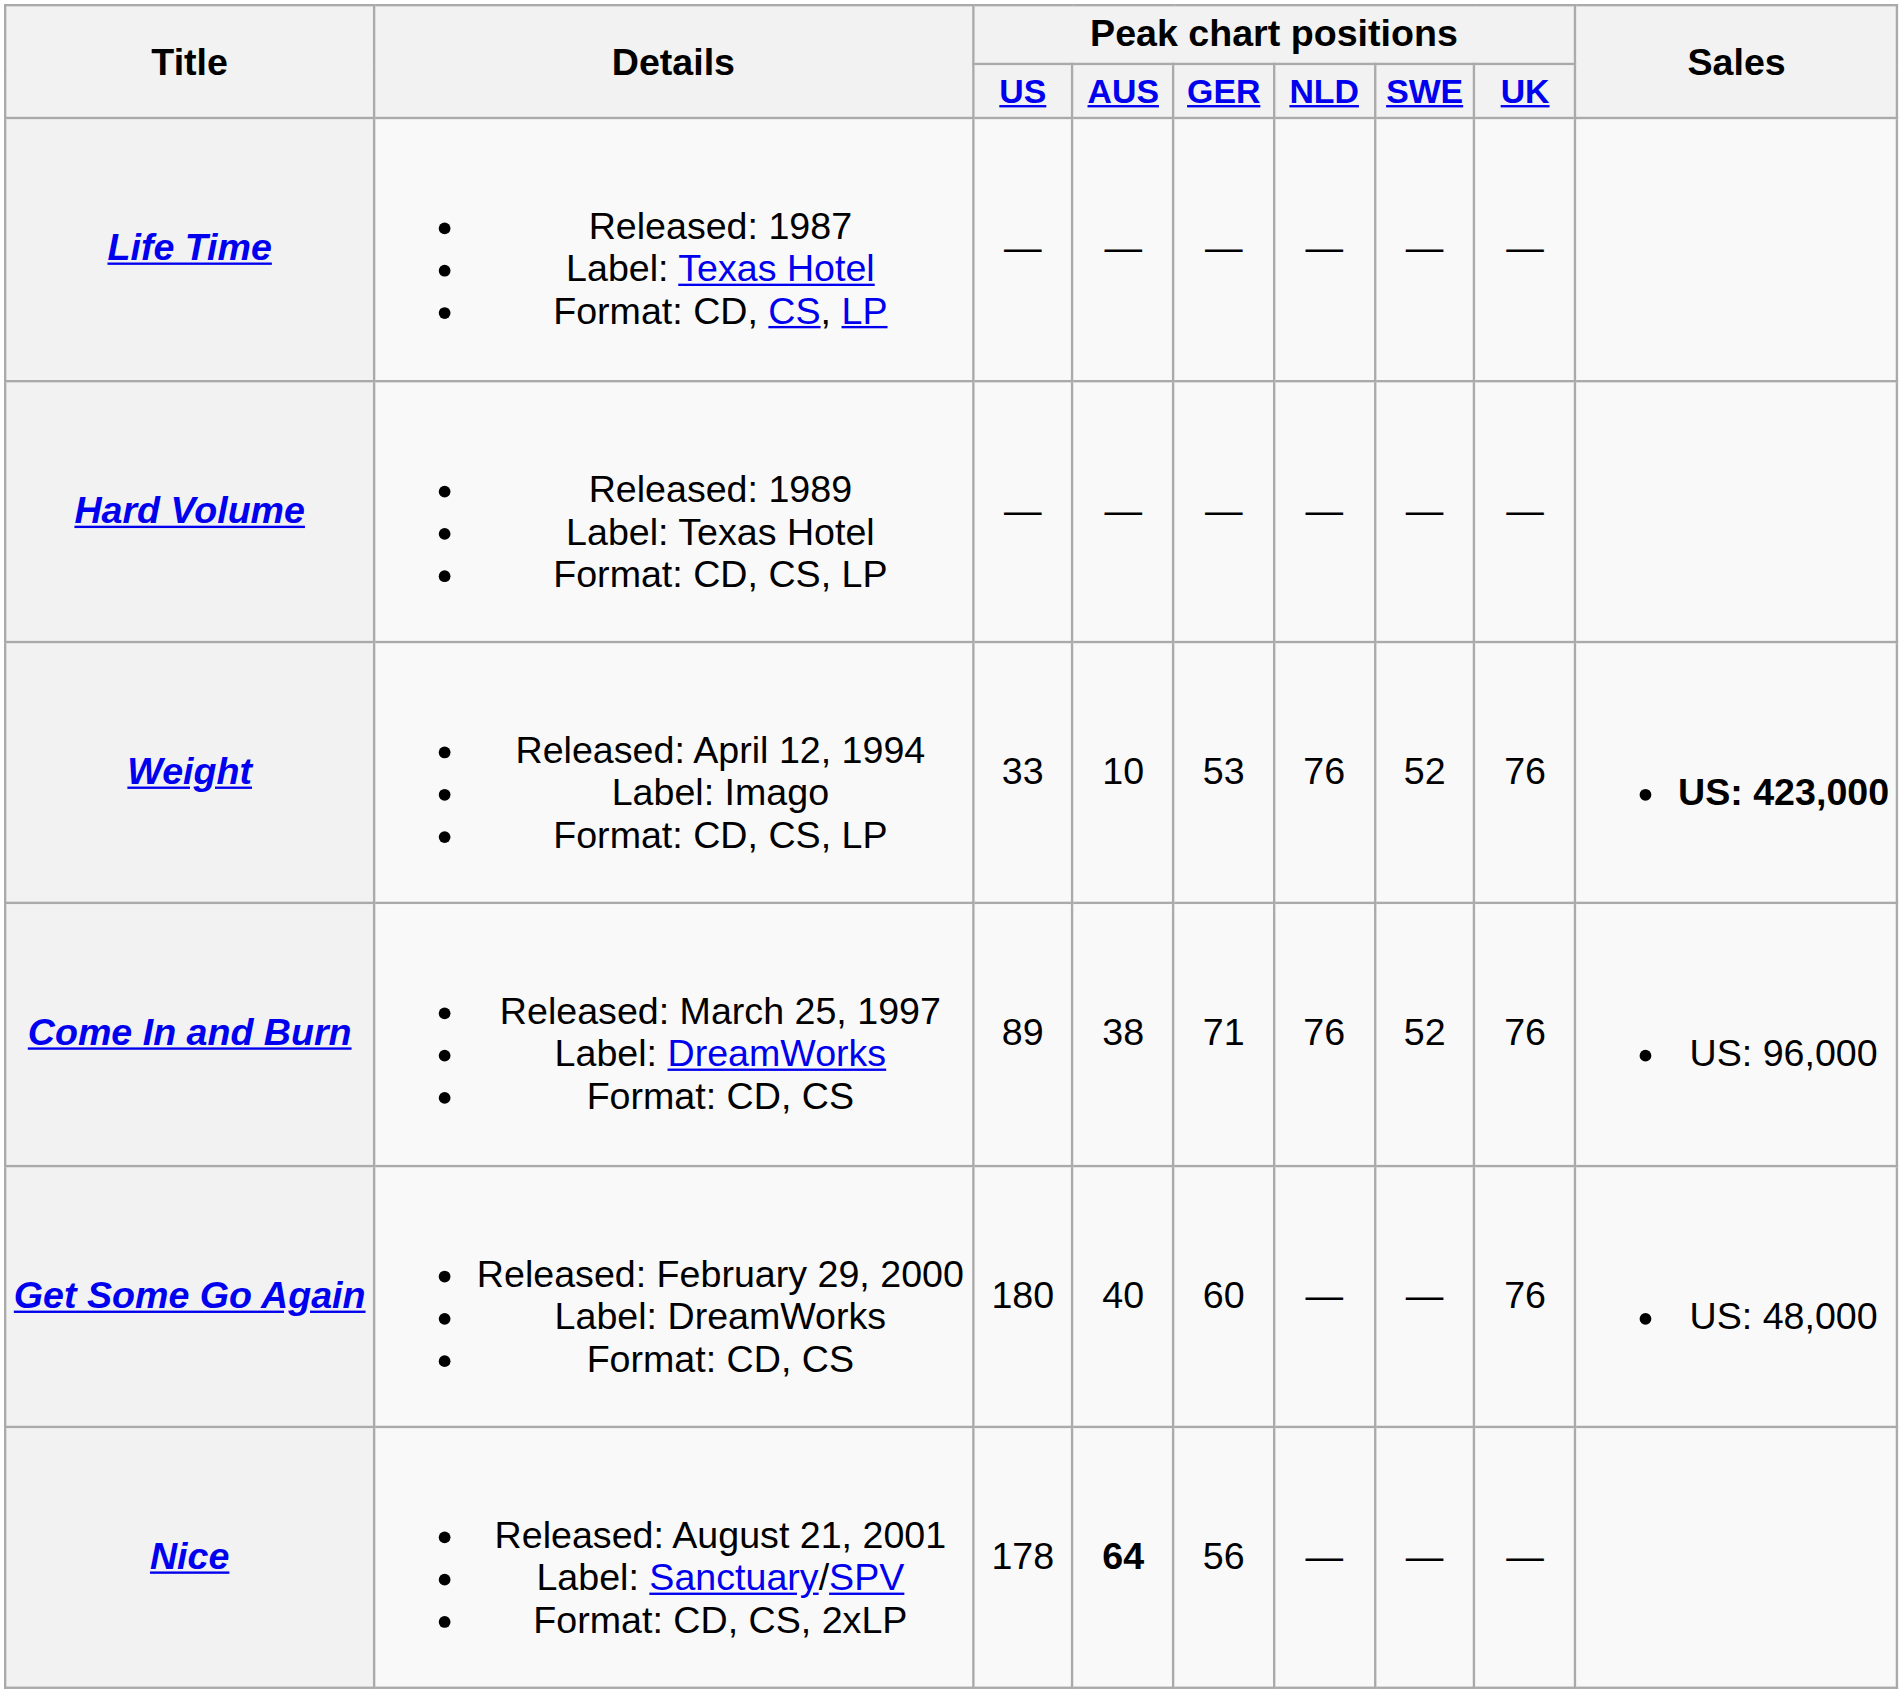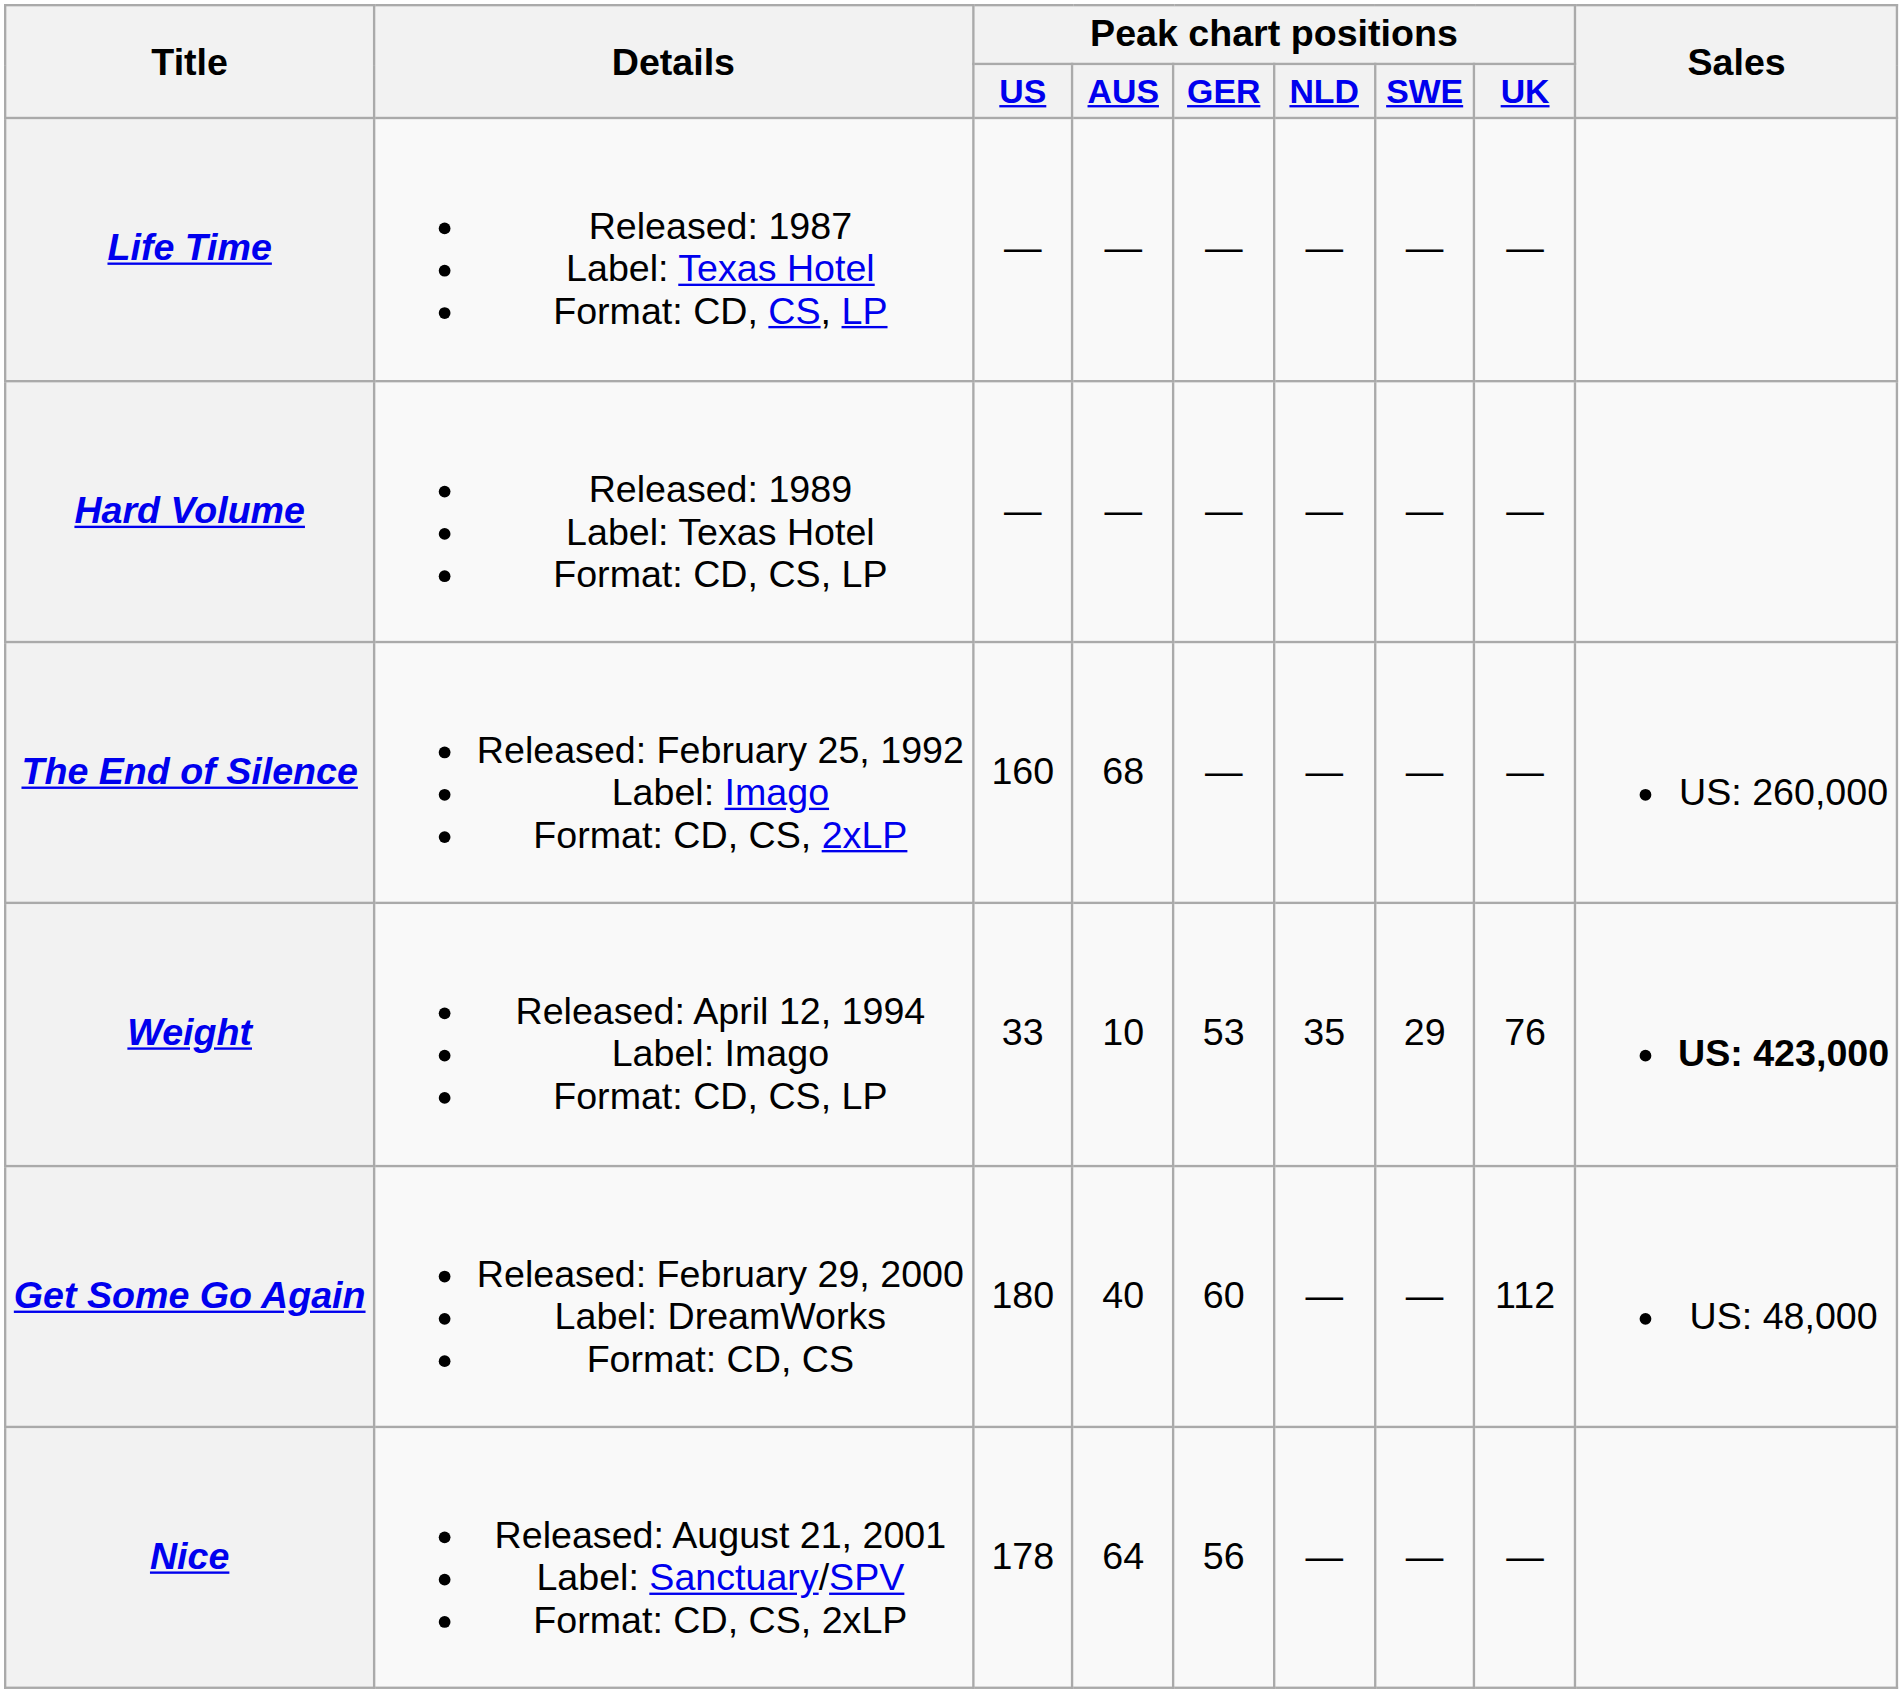+ row: (190, 771)
(1324, 771) 76 -> (1324, 1033) 35
(1425, 771) 52 -> (1425, 1033) 29
- row: (190, 1033)
(1525, 1295) 76 -> (1525, 1295) 112
(1123, 1557) bold -> (1123, 1557) normal
